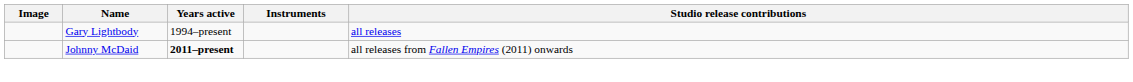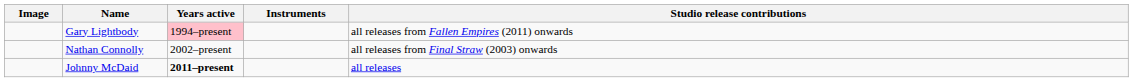(201, 31) no background -> (201, 31) pink background
(376, 31) all releases -> (462, 31) all releases from Fallen Empires (2011) onwards
+ row: (104, 49)
(462, 49) all releases from Fallen Empires (2011) onwards -> (376, 67) all releases
